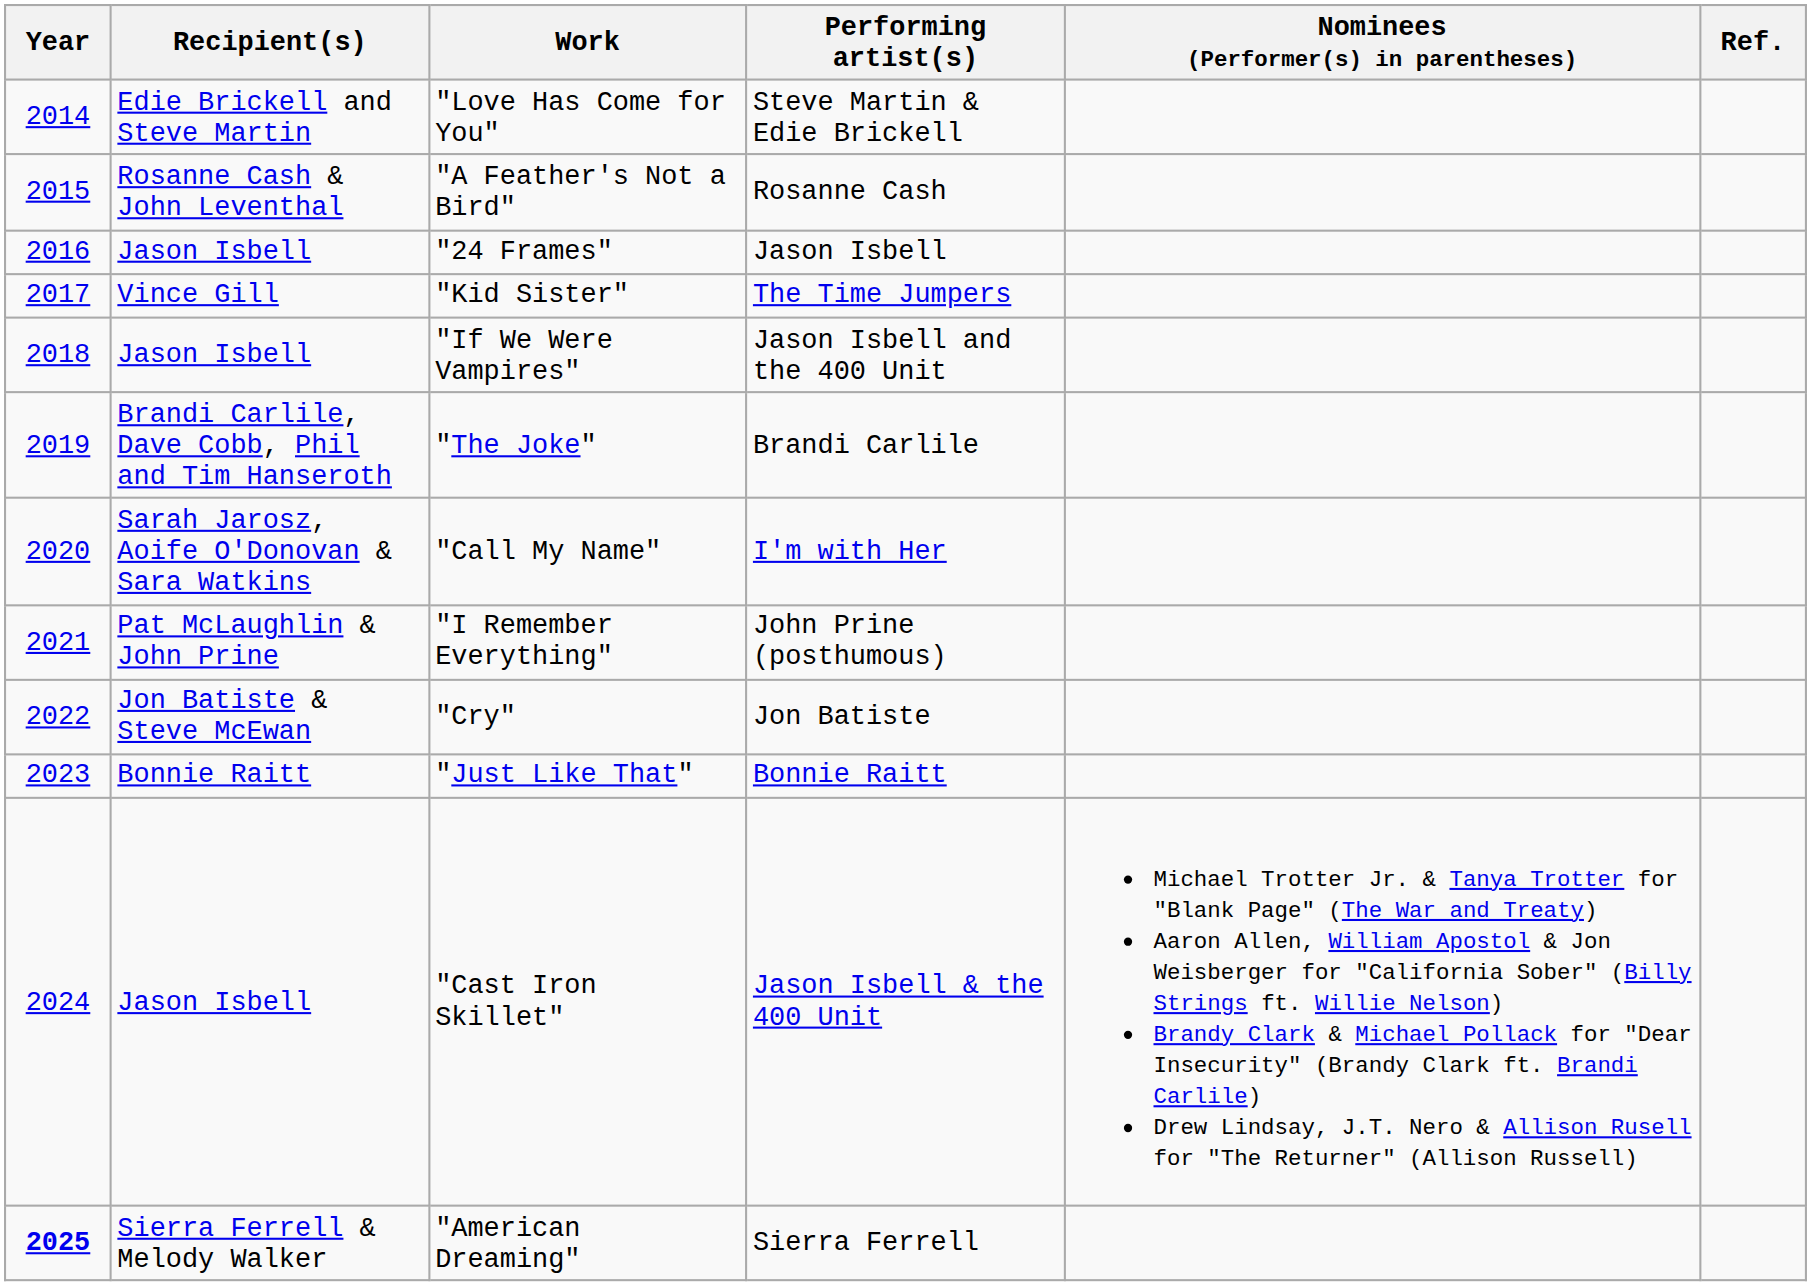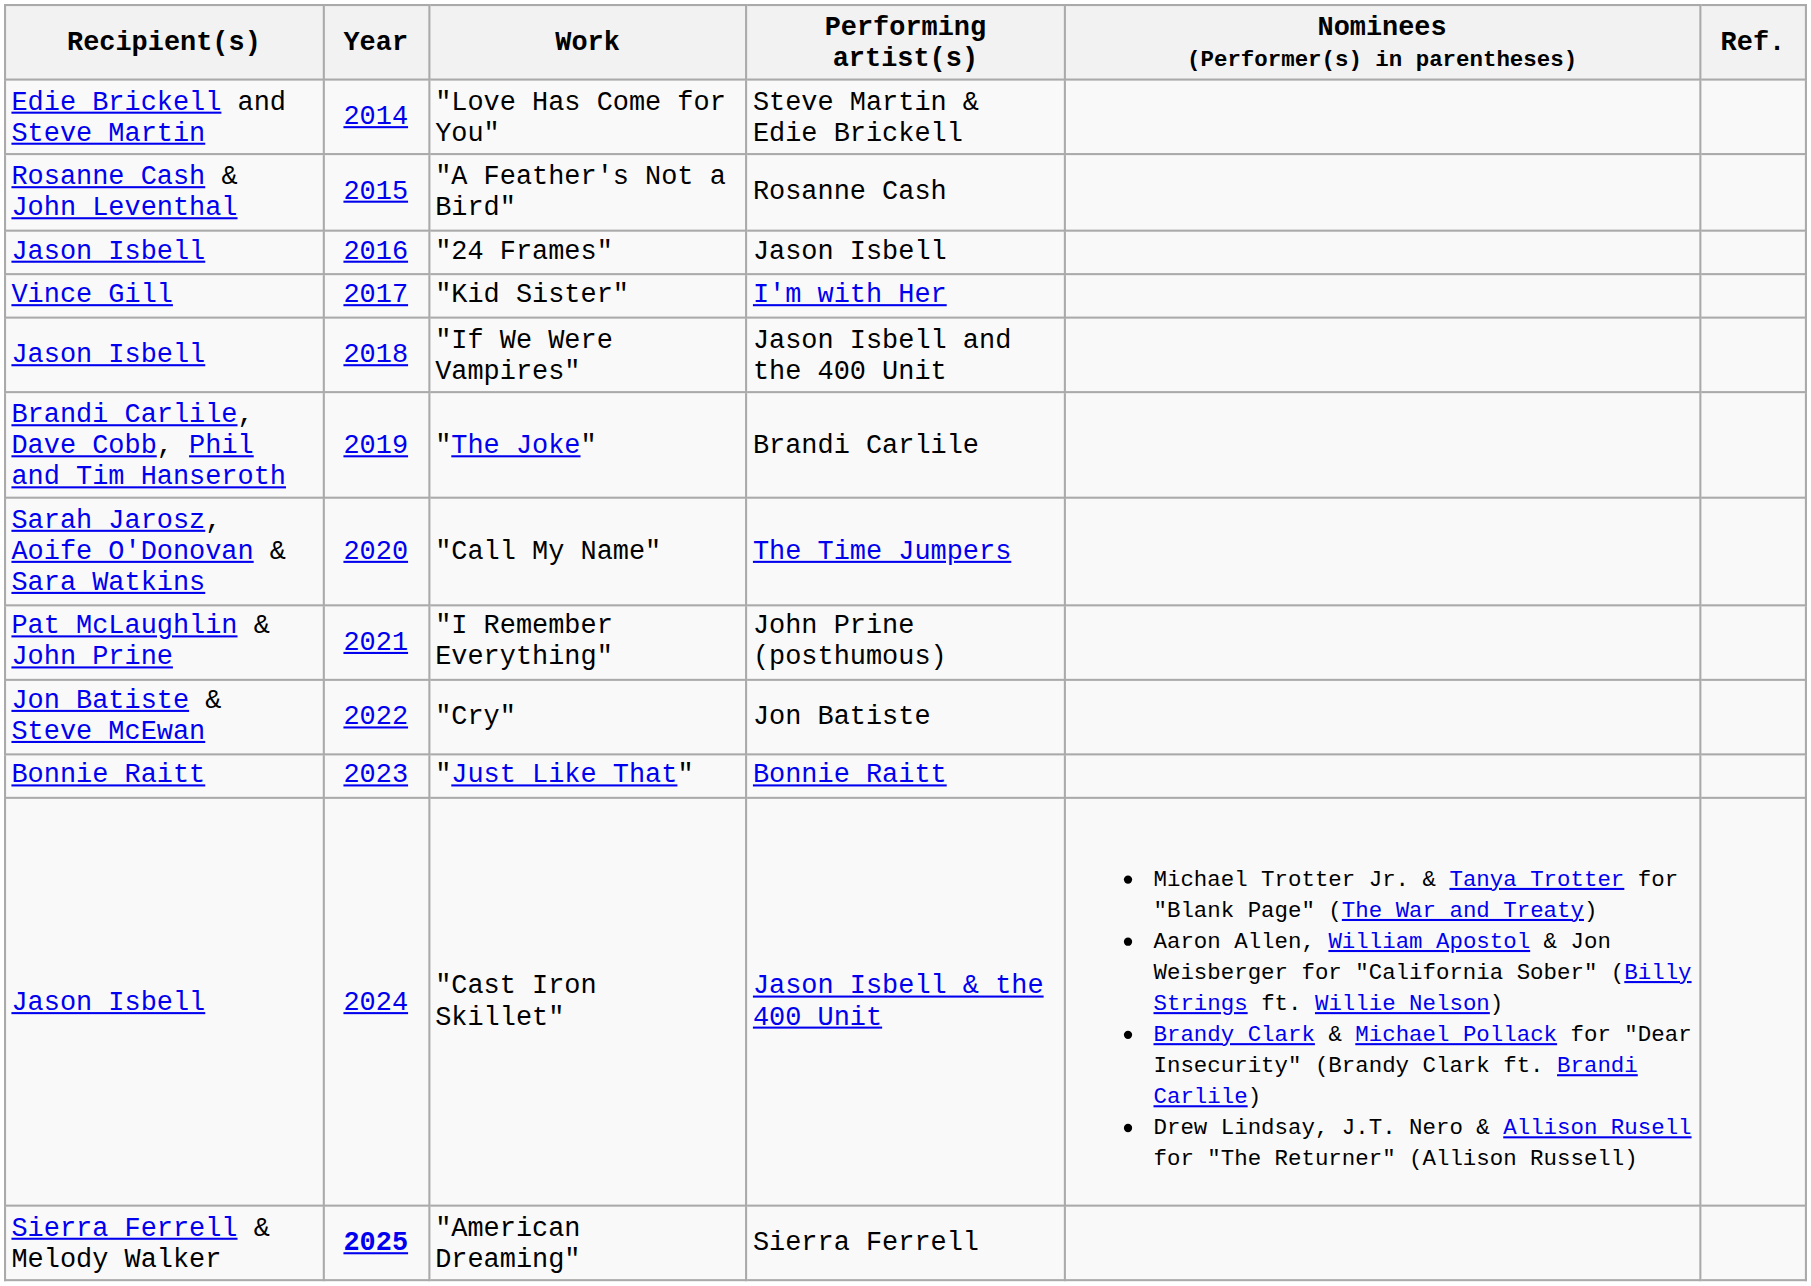columns swapped: (58, 42) <-> (270, 42)
(882, 296) The Time Jumpers -> (850, 296) I'm with Her
(850, 551) I'm with Her -> (882, 551) The Time Jumpers
